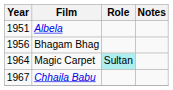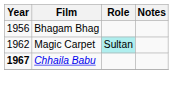- row: (48, 28)
(18, 61) 1964 -> (18, 45) 1962
(18, 77) normal -> (18, 61) bold
